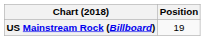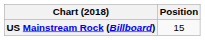(179, 27) 19 -> (179, 27) 15
